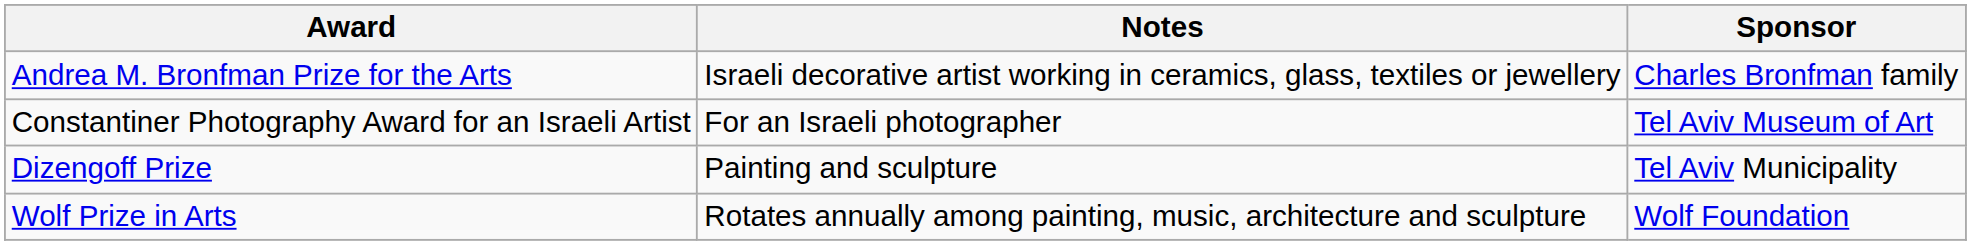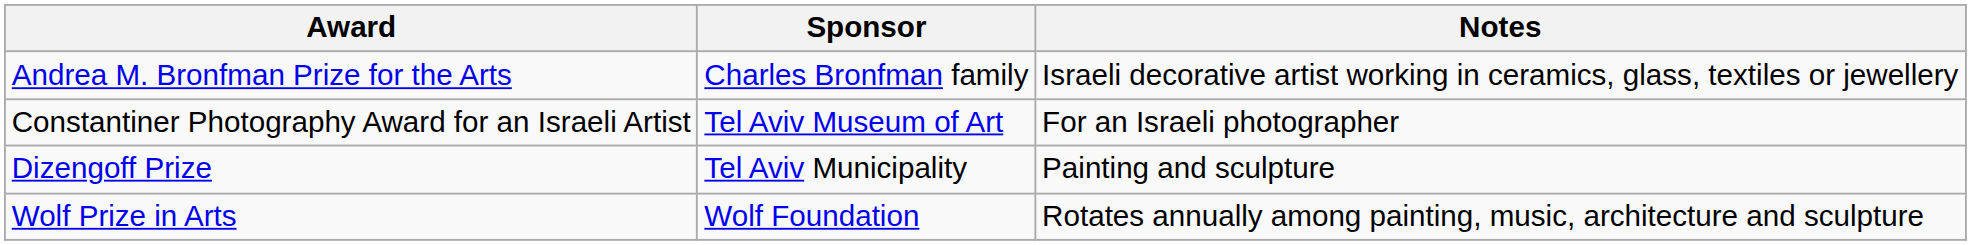columns swapped: (1796, 27) <-> (1162, 27)
